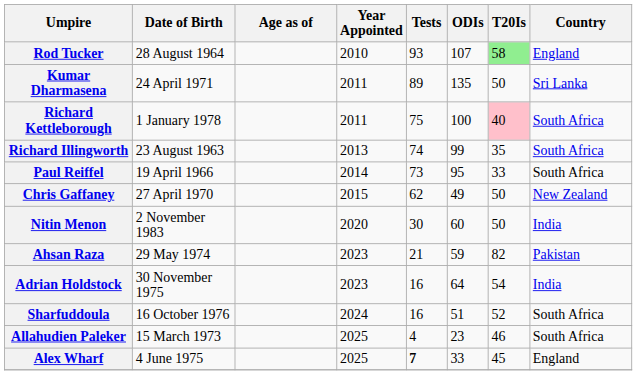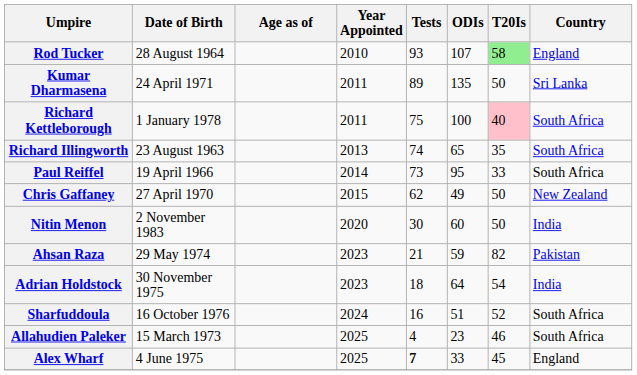(457, 150) 99 -> (457, 150) 65
(416, 284) 16 -> (416, 284) 18
